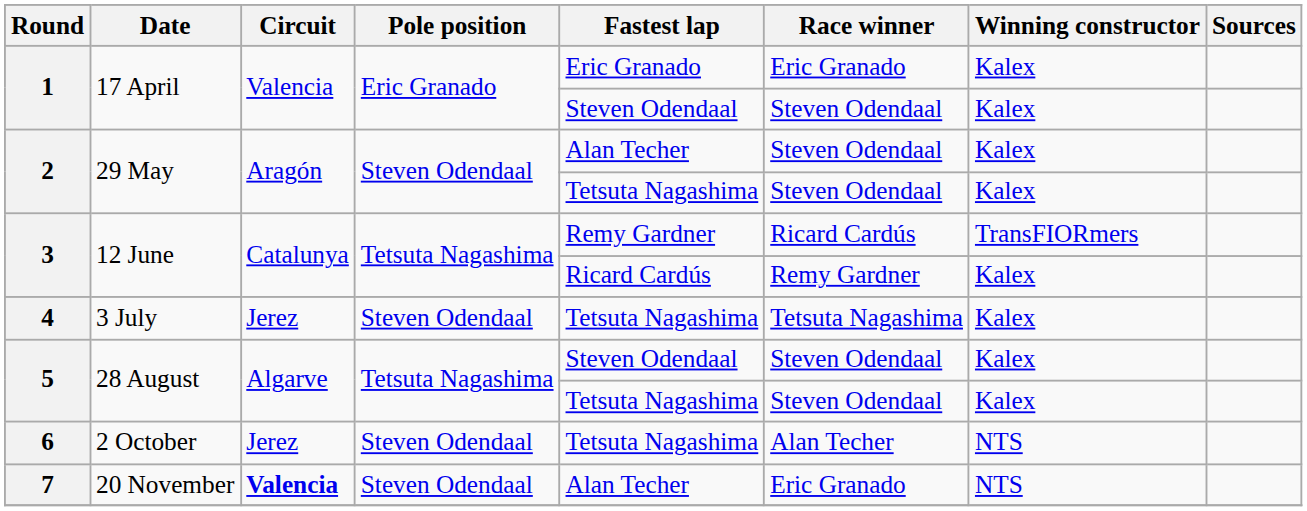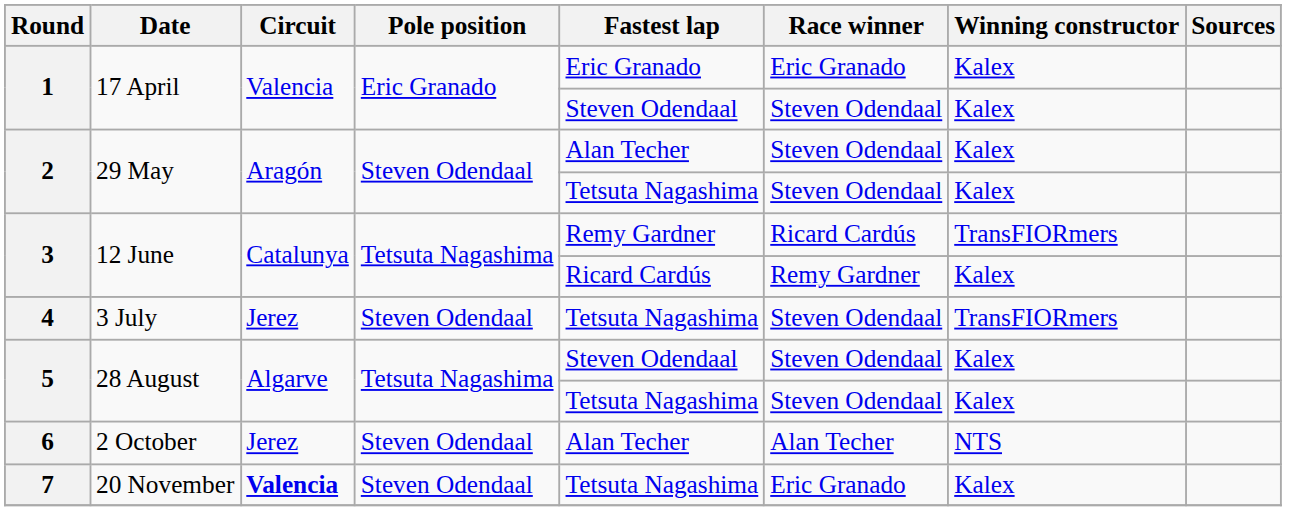(867, 317) Tetsuta Nagashima -> (856, 317) Steven Odendaal
(1005, 317) Kalex -> (1036, 317) TransFIORmers
(662, 442) Tetsuta Nagashima -> (627, 442) Alan Techer
(627, 484) Alan Techer -> (662, 484) Tetsuta Nagashima
(999, 484) NTS -> (984, 484) Kalex
